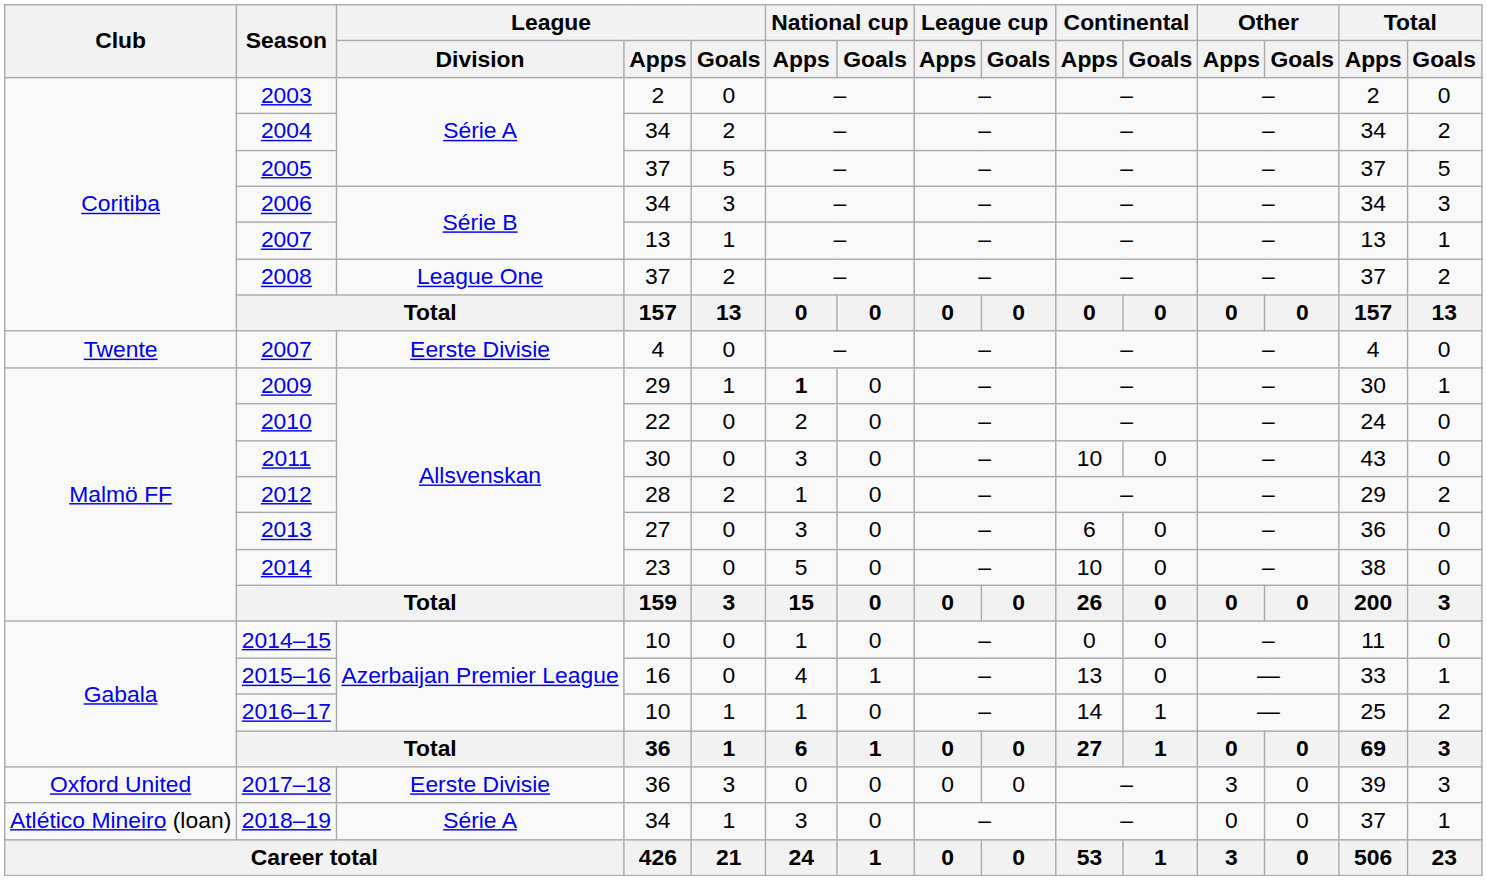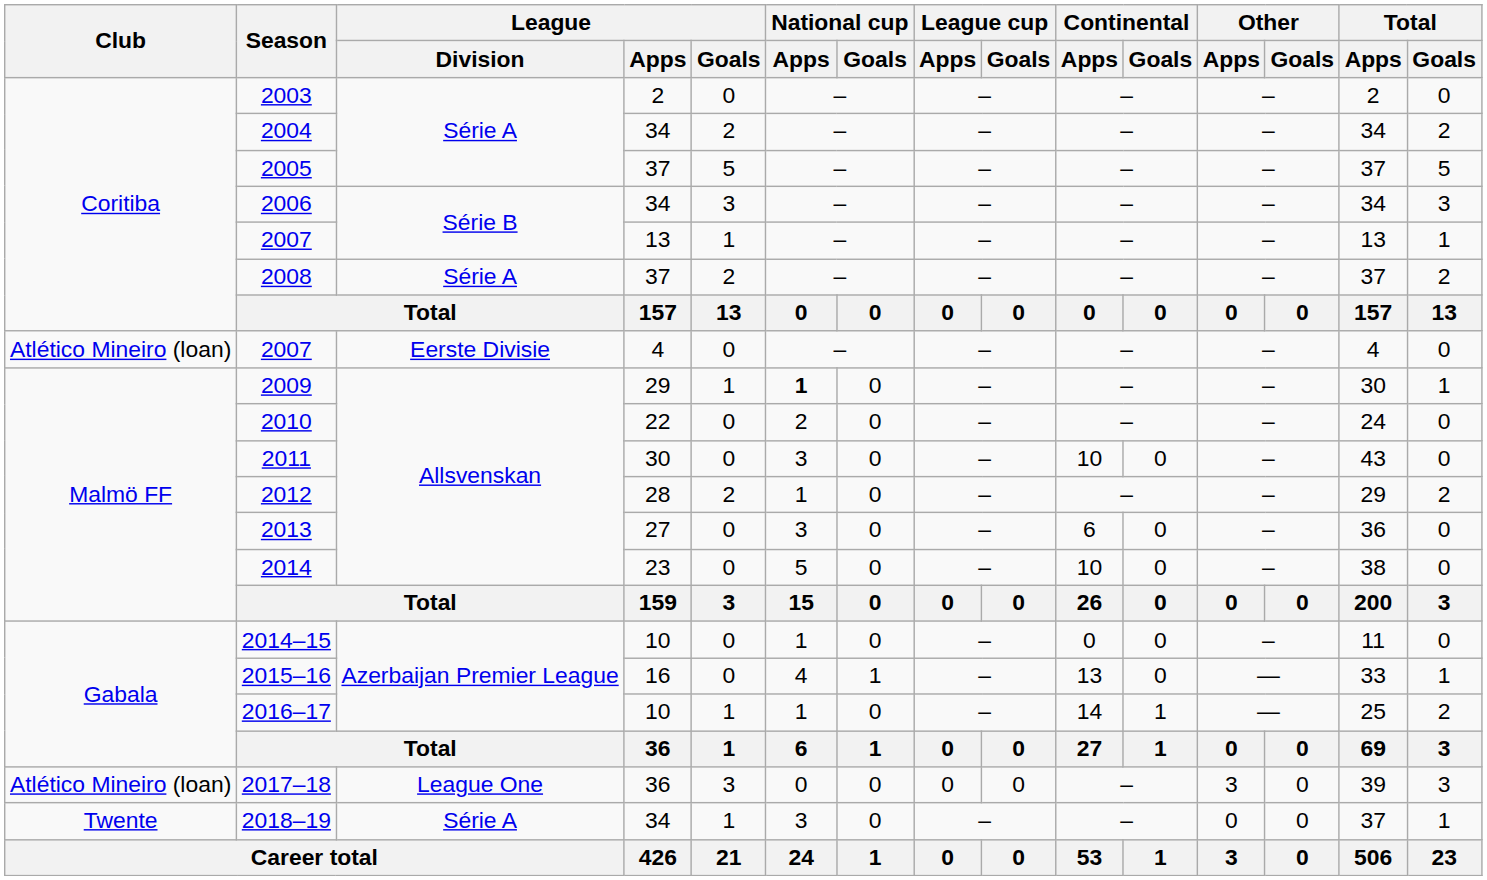(480, 276) League One -> (480, 276) Série A
(121, 349) Twente -> (121, 349) Atlético Mineiro (loan)
(121, 784) Oxford United -> (121, 784) Atlético Mineiro (loan)
(480, 784) Eerste Divisie -> (480, 784) League One
(121, 820) Atlético Mineiro (loan) -> (121, 820) Twente
